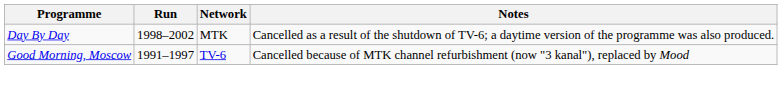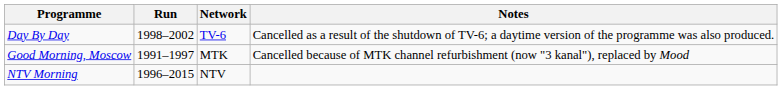(214, 34) MTK -> (213, 34) TV-6
(213, 54) TV-6 -> (214, 54) MTK
+ row: (42, 74)
